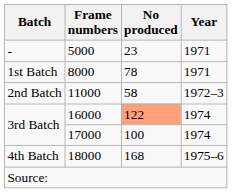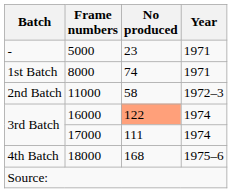(131, 72) 78 -> (131, 72) 74
(134, 135) 100 -> (134, 135) 111
